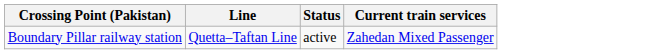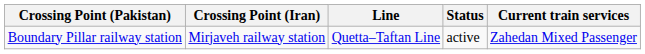+ column: (257, 15)
